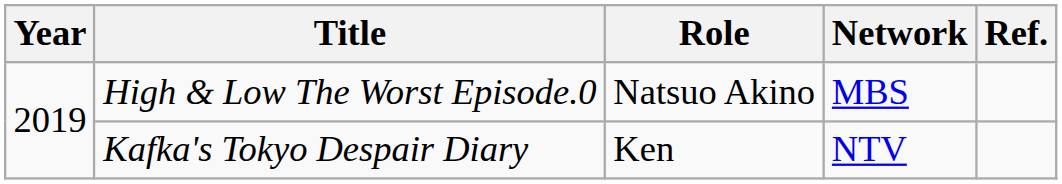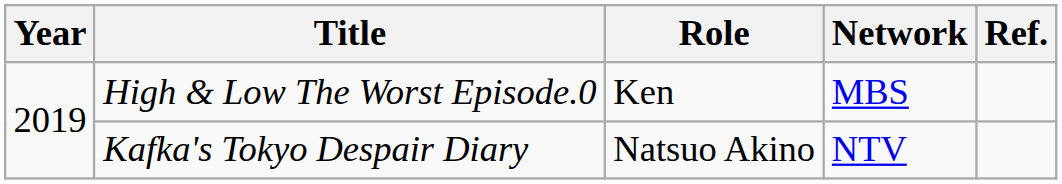(714, 91) Natsuo Akino -> (644, 91) Ken
(644, 149) Ken -> (714, 149) Natsuo Akino
